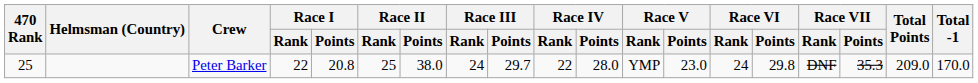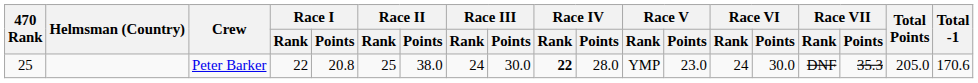(518, 66) 29.7 -> (518, 66) 30.0
(565, 66) normal -> (565, 66) bold
(782, 66) 29.8 -> (782, 66) 30.0
(913, 66) 209.0 -> (913, 66) 205.0
(953, 66) 170.0 -> (953, 66) 170.6
